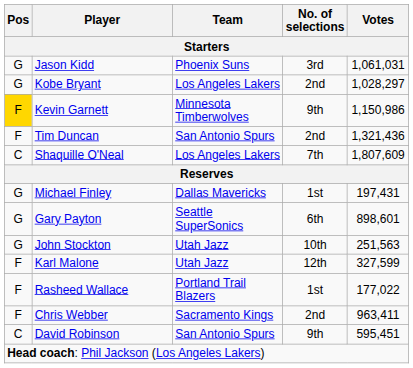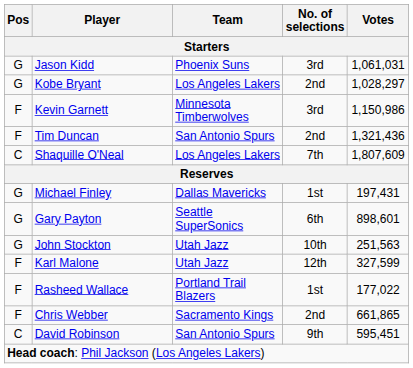(18, 110) gold background -> (18, 110) no background
(315, 110) 9th -> (315, 110) 3rd
(378, 315) 963,411 -> (378, 315) 661,865
